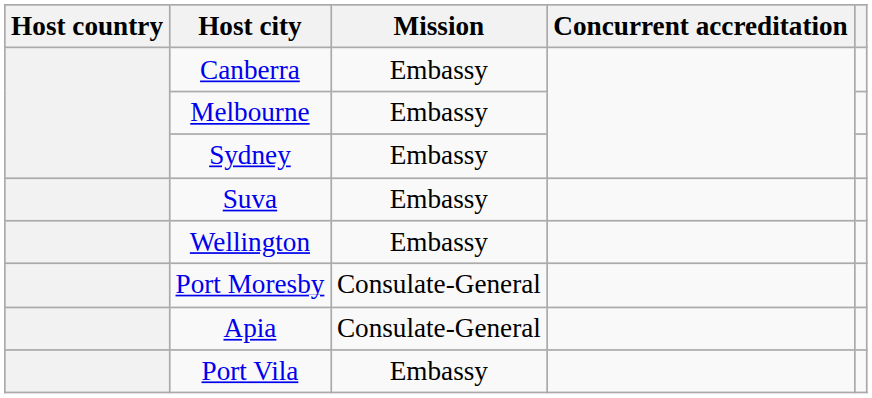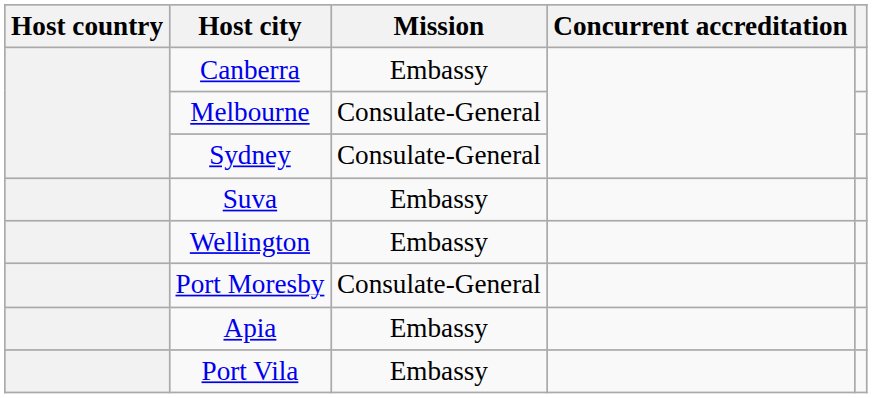(439, 112) Embassy -> (439, 112) Consulate-General
(439, 155) Embassy -> (439, 155) Consulate-General
(439, 328) Consulate-General -> (439, 328) Embassy
